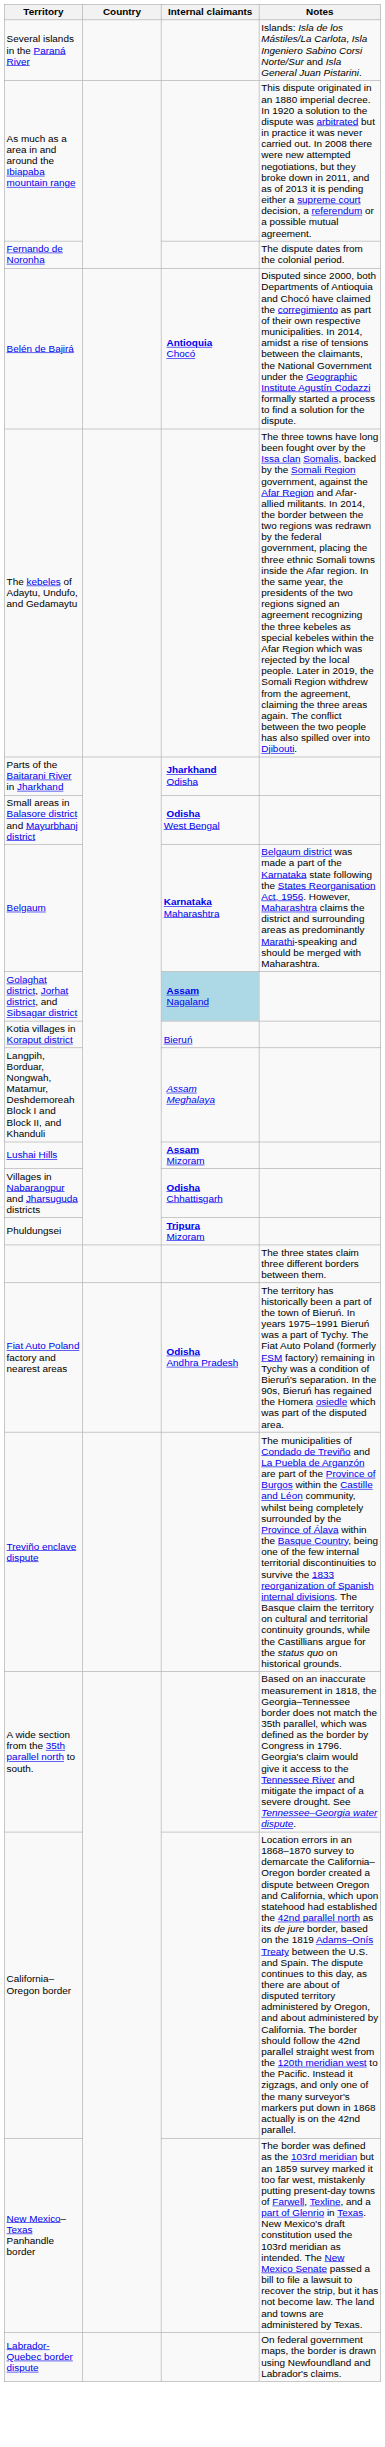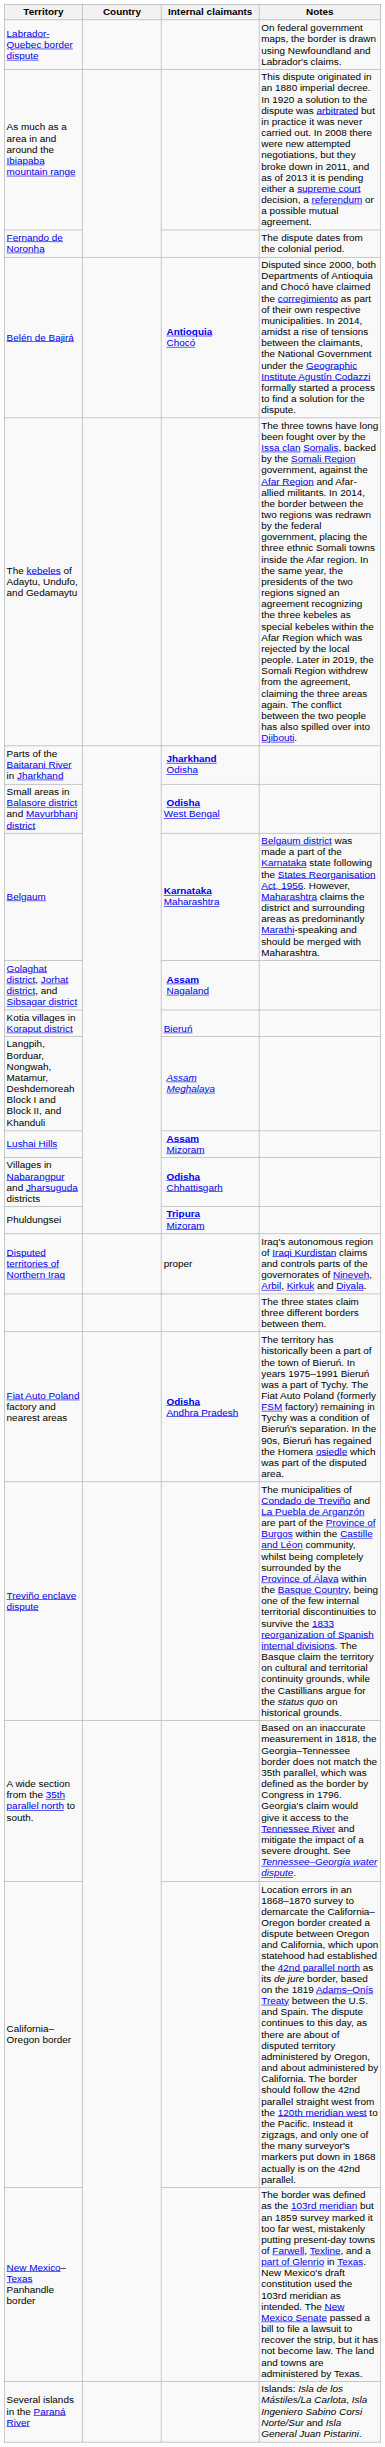rows swapped: (40, 50) <-> (40, 2357)
(186, 996) lightblue background -> (186, 985) no background
+ row: (36, 1263)
